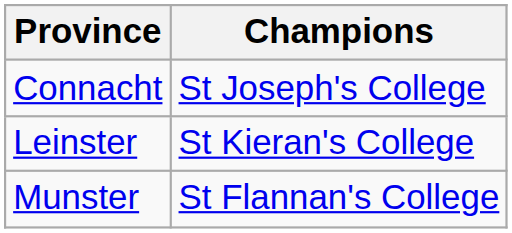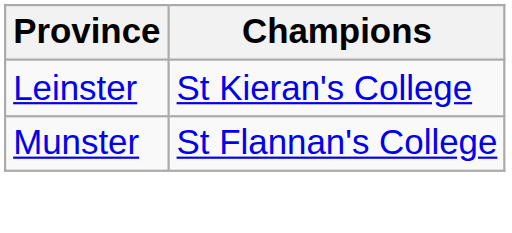- row: (88, 87)
